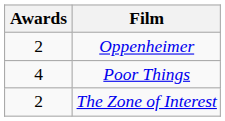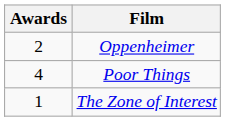(39, 101) 2 -> (39, 101) 1
